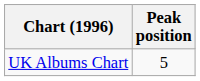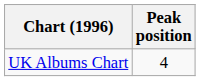(164, 62) 5 -> (164, 62) 4
